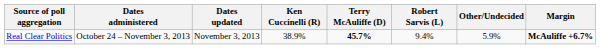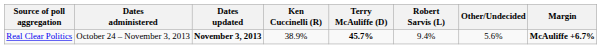(227, 36) normal -> (228, 36) bold
(492, 36) 5.9% -> (493, 36) 5.6%
